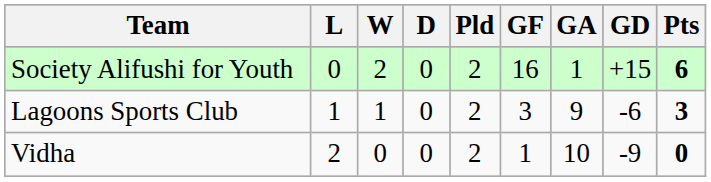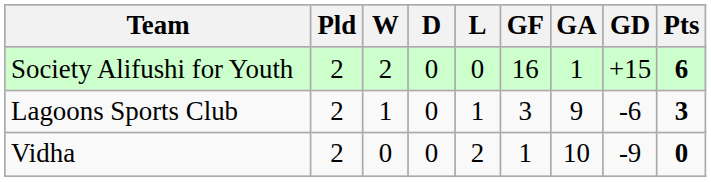columns swapped: (475, 25) <-> (334, 25)
